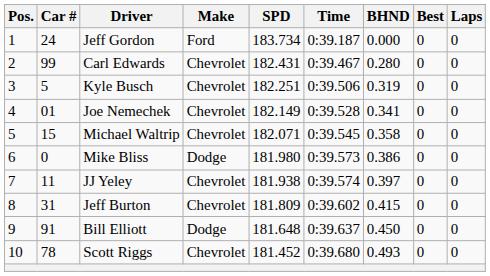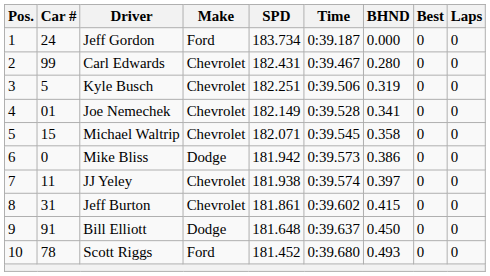(276, 157) 181.980 -> (276, 157) 181.942
(276, 205) 181.809 -> (276, 205) 181.861
(216, 252) Chevrolet -> (201, 252) Ford
